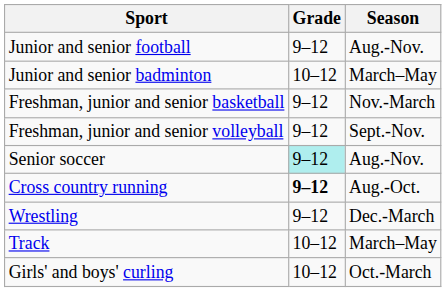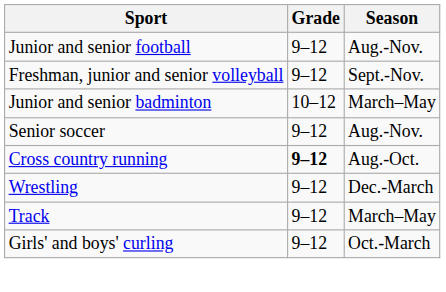rows swapped: (146, 131) <-> (110, 74)
- row: (147, 103)
(310, 159) paleturquoise background -> (309, 131) no background
(315, 243) 10–12 -> (309, 215) 9–12
(315, 272) 10–12 -> (309, 243) 9–12
